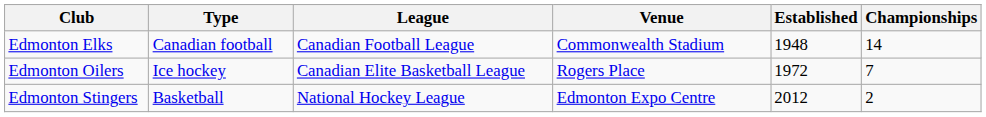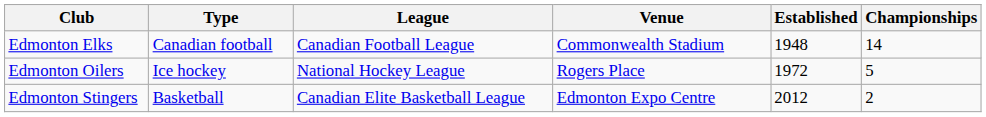(411, 71) Canadian Elite Basketball League -> (381, 71) National Hockey League
(869, 71) 7 -> (869, 71) 5
(381, 97) National Hockey League -> (411, 97) Canadian Elite Basketball League
